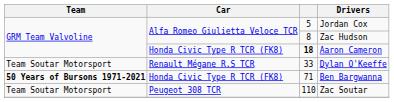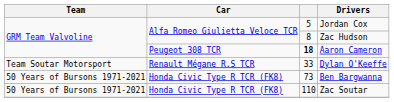(216, 51) Honda Civic Type R TCR (FK8) -> (185, 51) Peugeot 308 TCR
(76, 77) bold -> (76, 77) normal
(309, 77) 71 -> (309, 77) 73
(59, 91) Team Soutar Motorsport -> (76, 91) 50 Years of Bursons 1971-2021
(185, 91) Peugeot 308 TCR -> (216, 91) Honda Civic Type R TCR (FK8)
